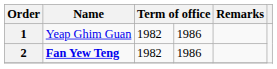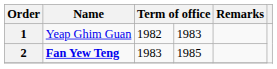(189, 33) 1986 -> (189, 33) 1983
(149, 53) 1982 -> (149, 53) 1983
(189, 53) 1986 -> (189, 53) 1985
